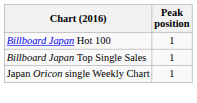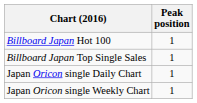+ row: (74, 73)
